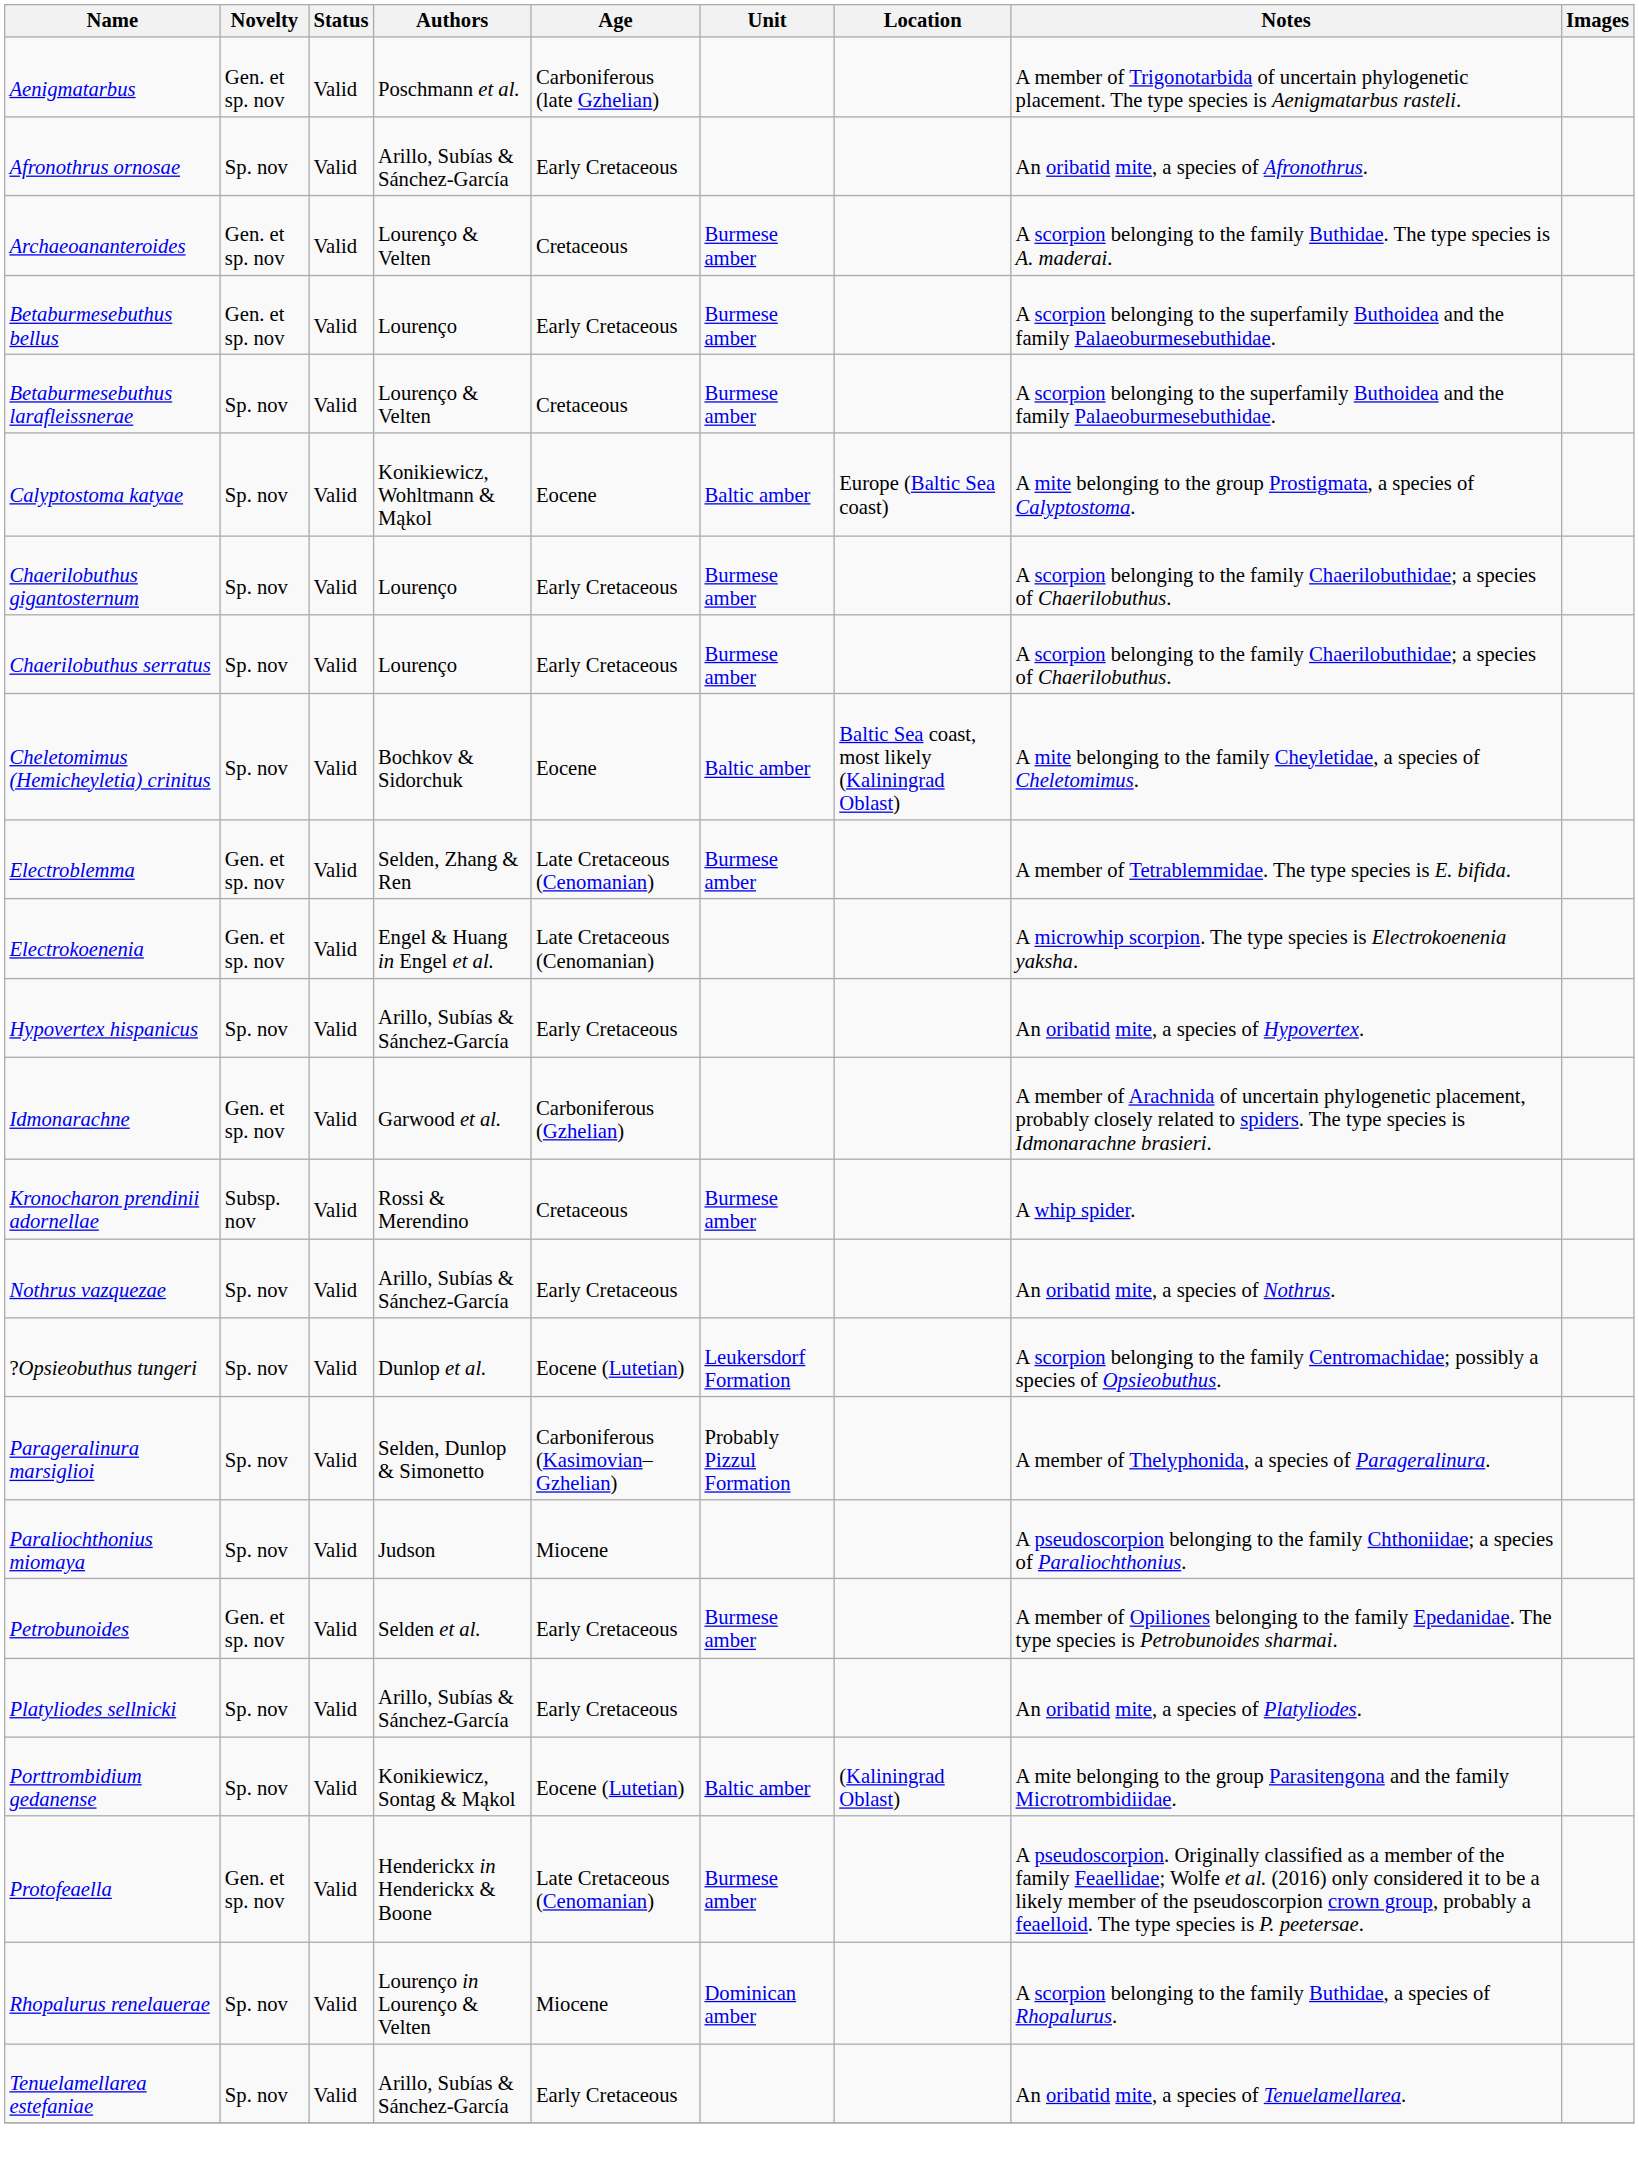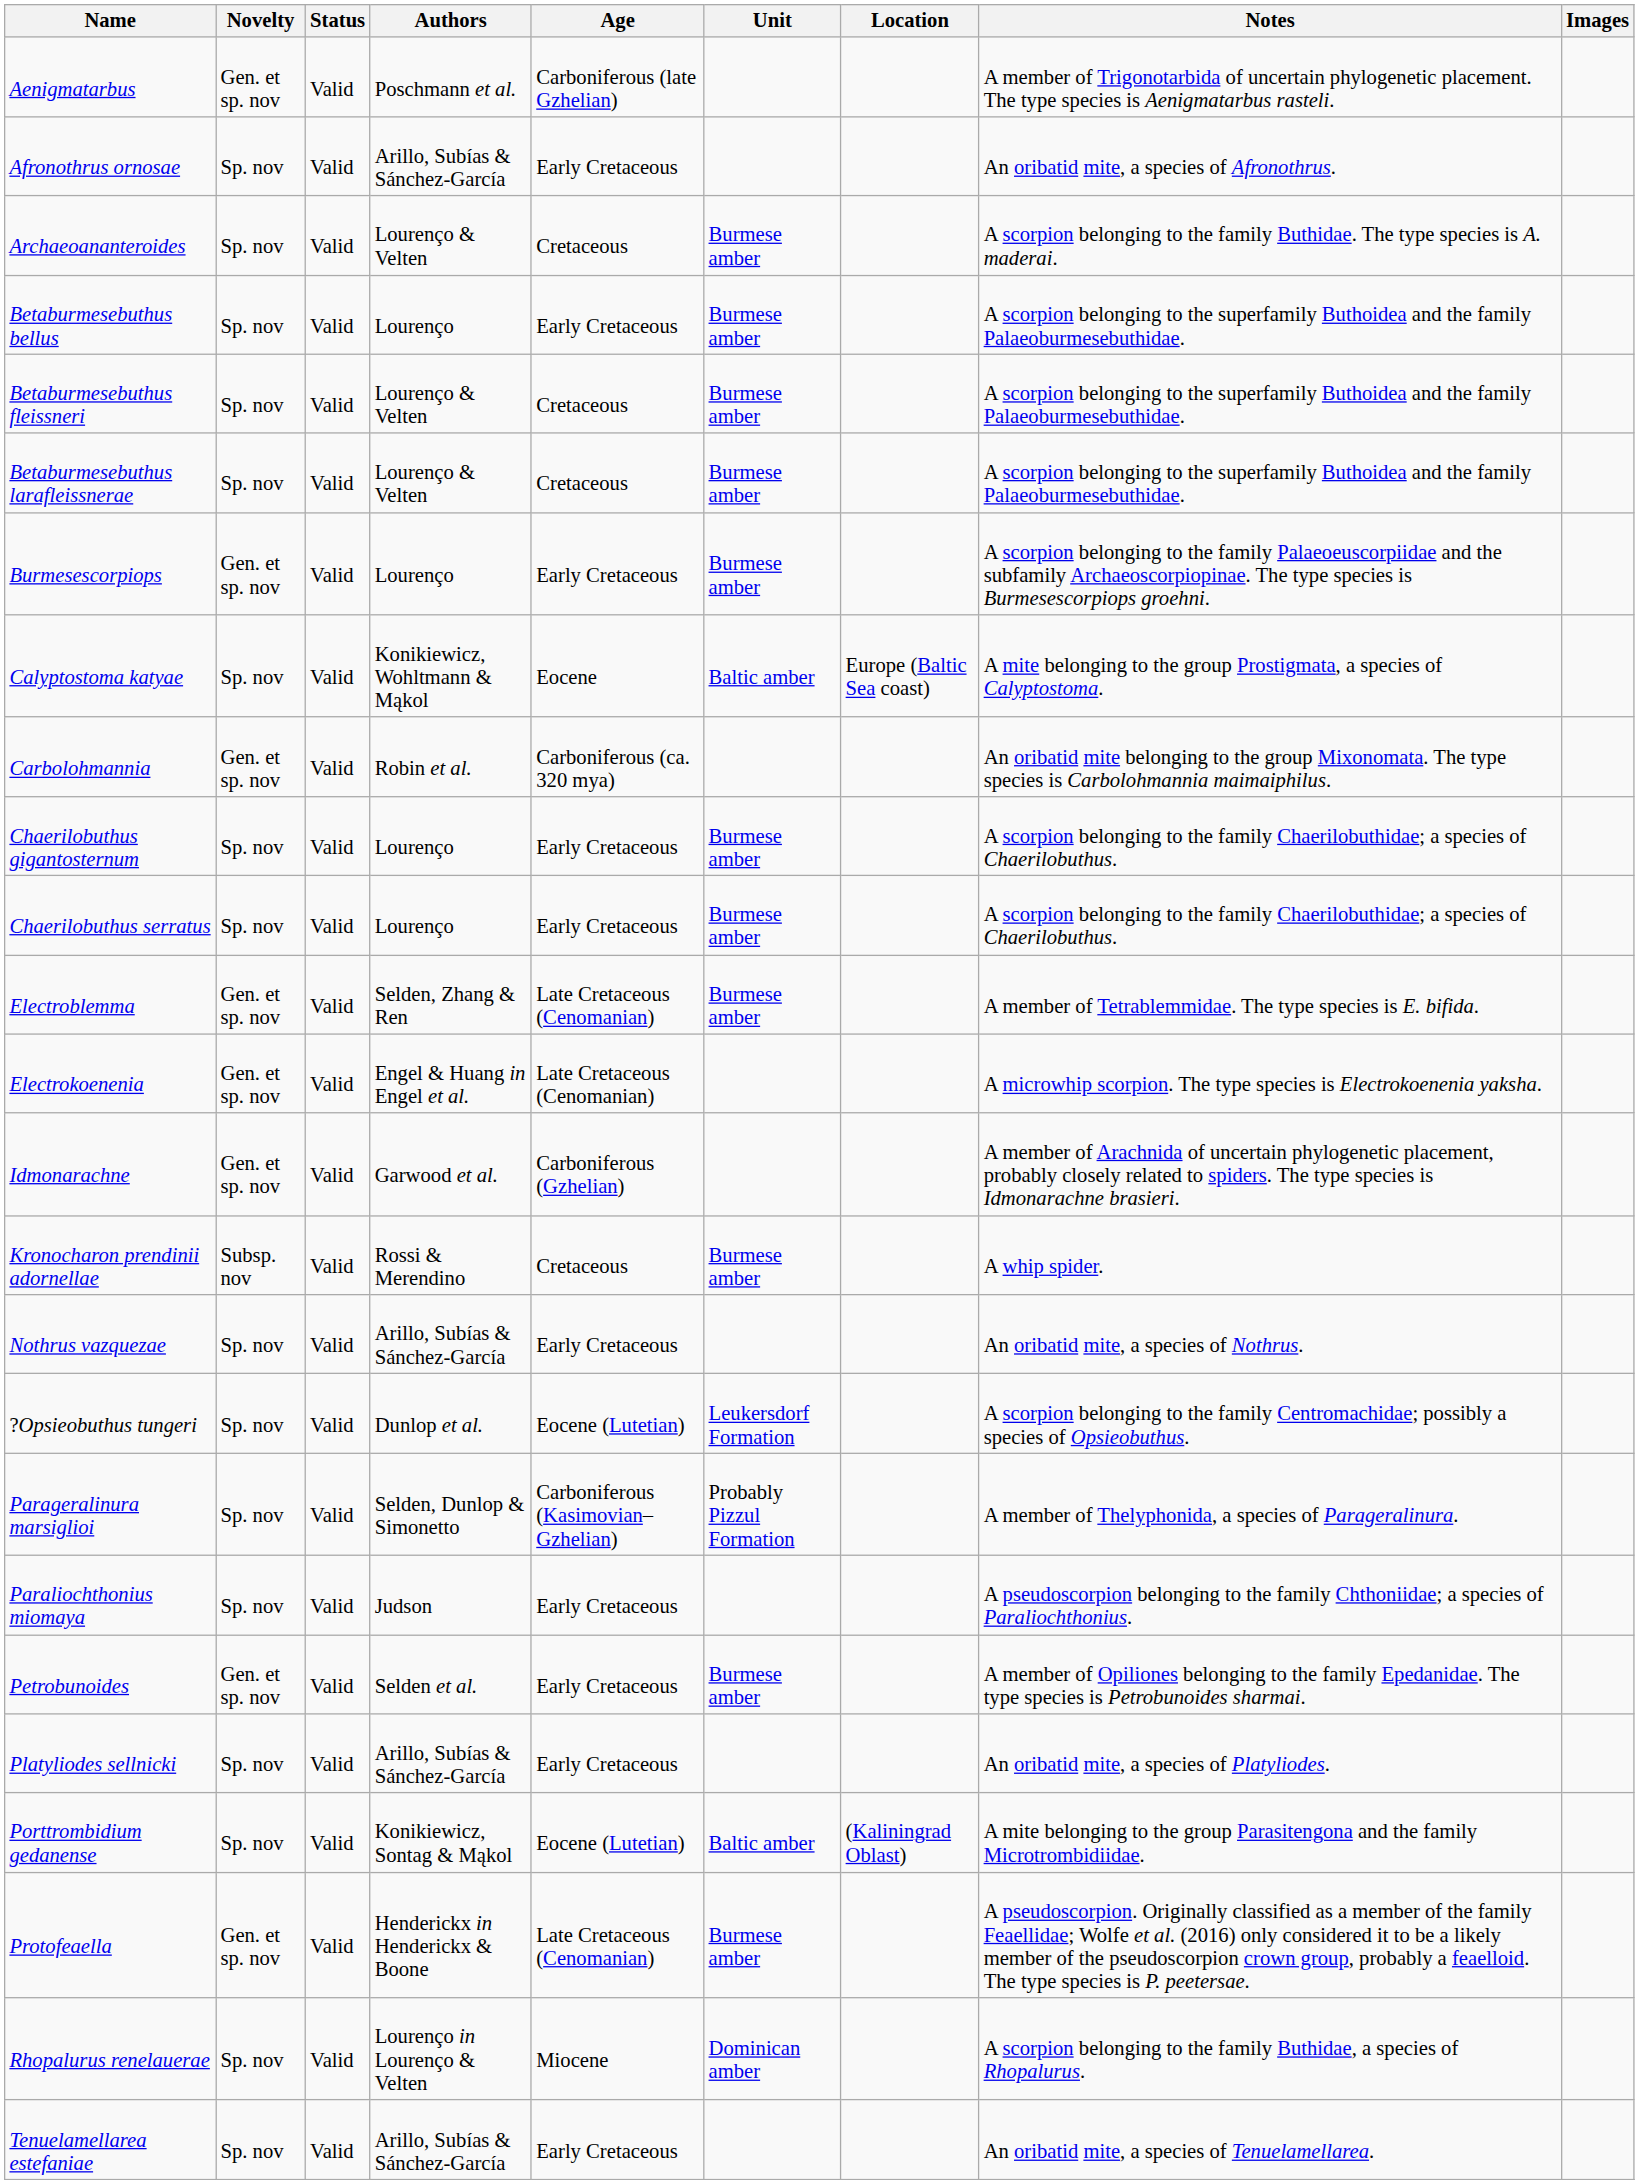(255, 246) Gen. et sp. nov -> (252, 246) Sp. nov
(255, 325) Gen. et sp. nov -> (252, 325) Sp. nov
+ row: (91, 405)
+ row: (86, 575)
+ row: (80, 768)
- row: (110, 768)
- row: (104, 1029)
(572, 1550) Miocene -> (607, 1606) Early Cretaceous
